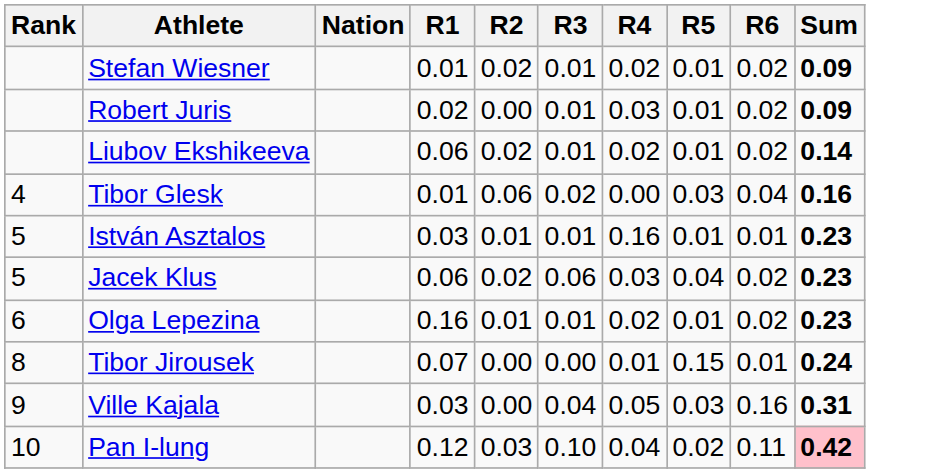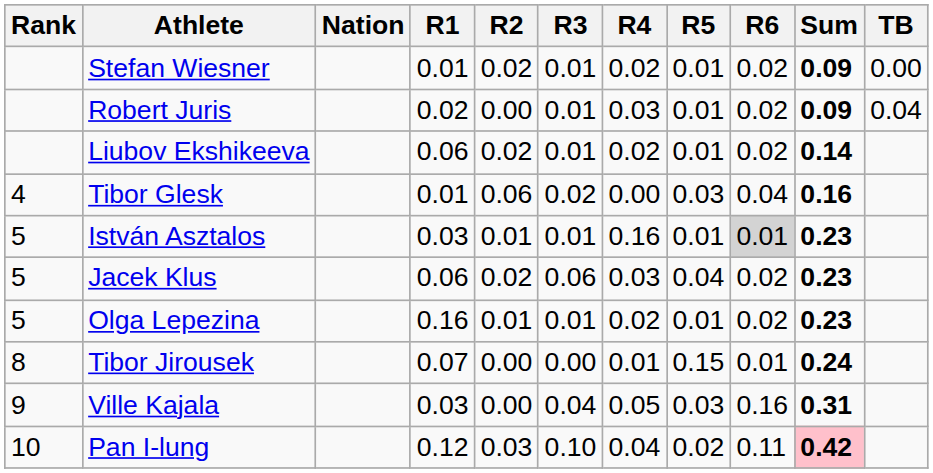+ column: (896, 25)
(762, 236) no background -> (762, 236) lightgrey background
(18, 320) 6 -> (18, 320) 5
